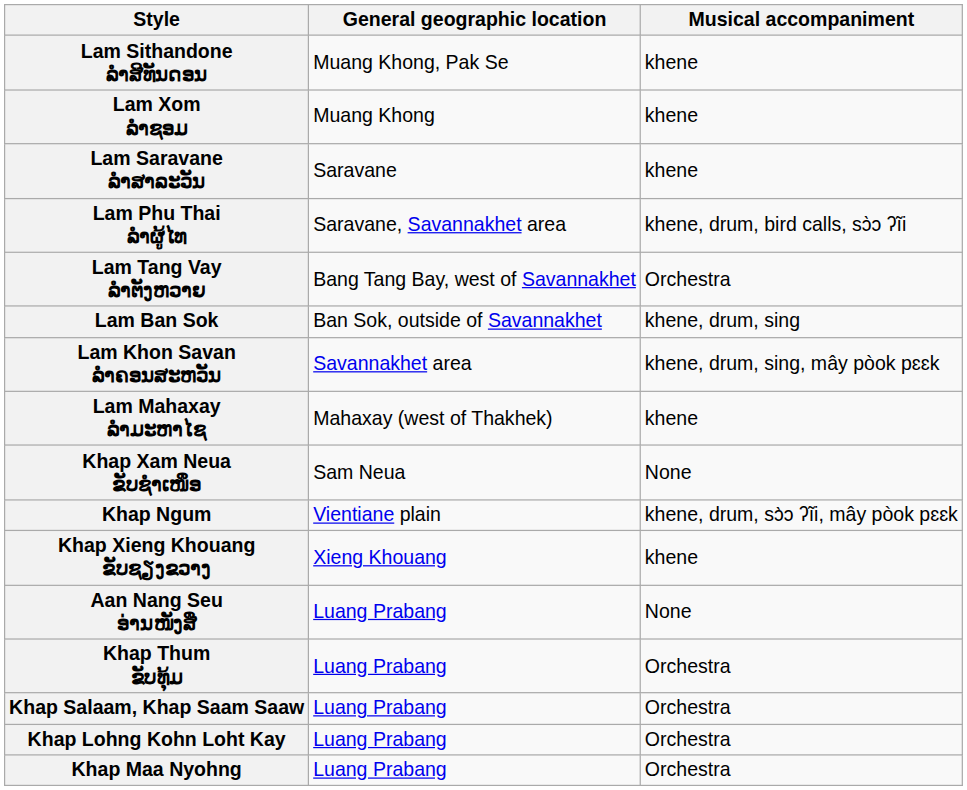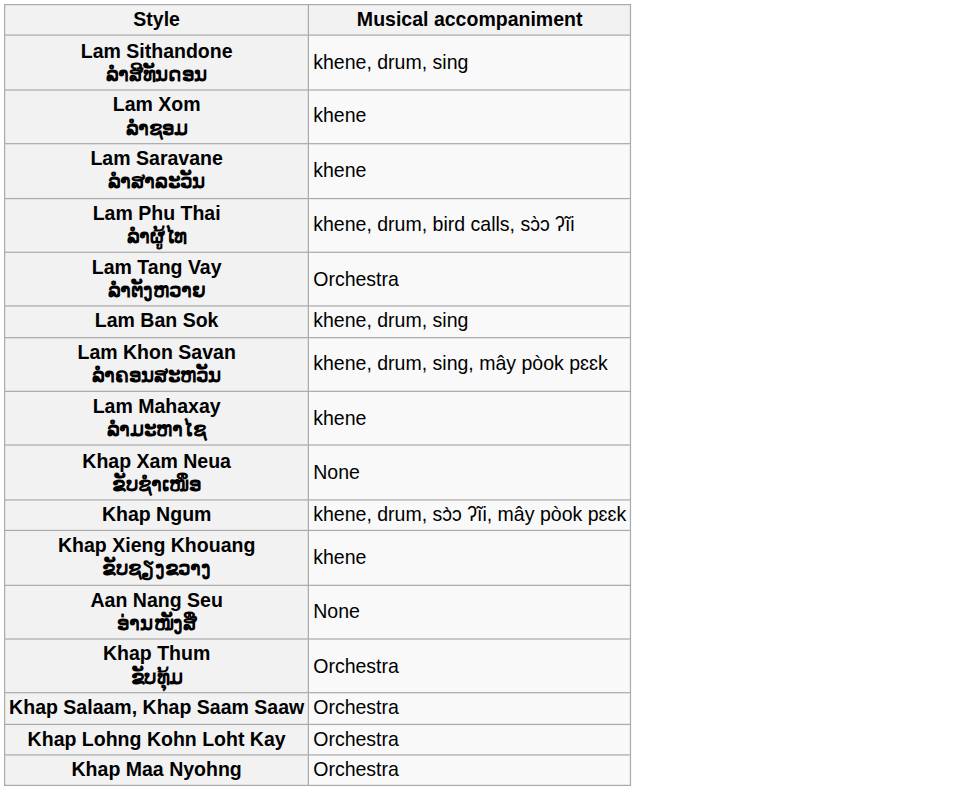- column: (475, 19)
(671, 62) khene -> (391, 62) khene, drum, sing
